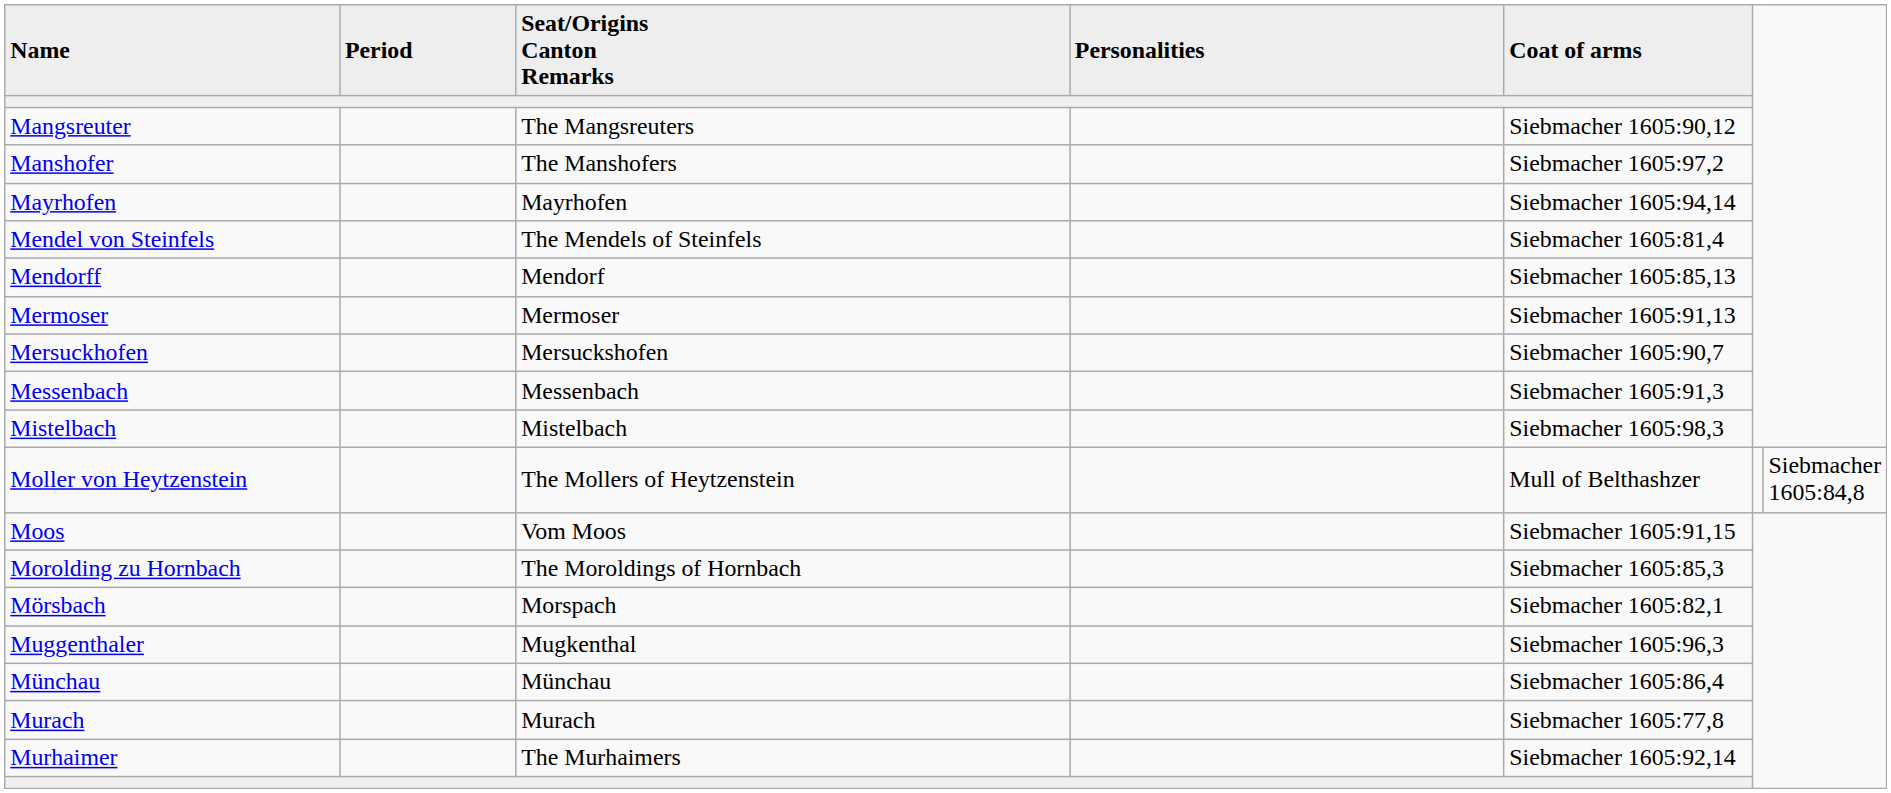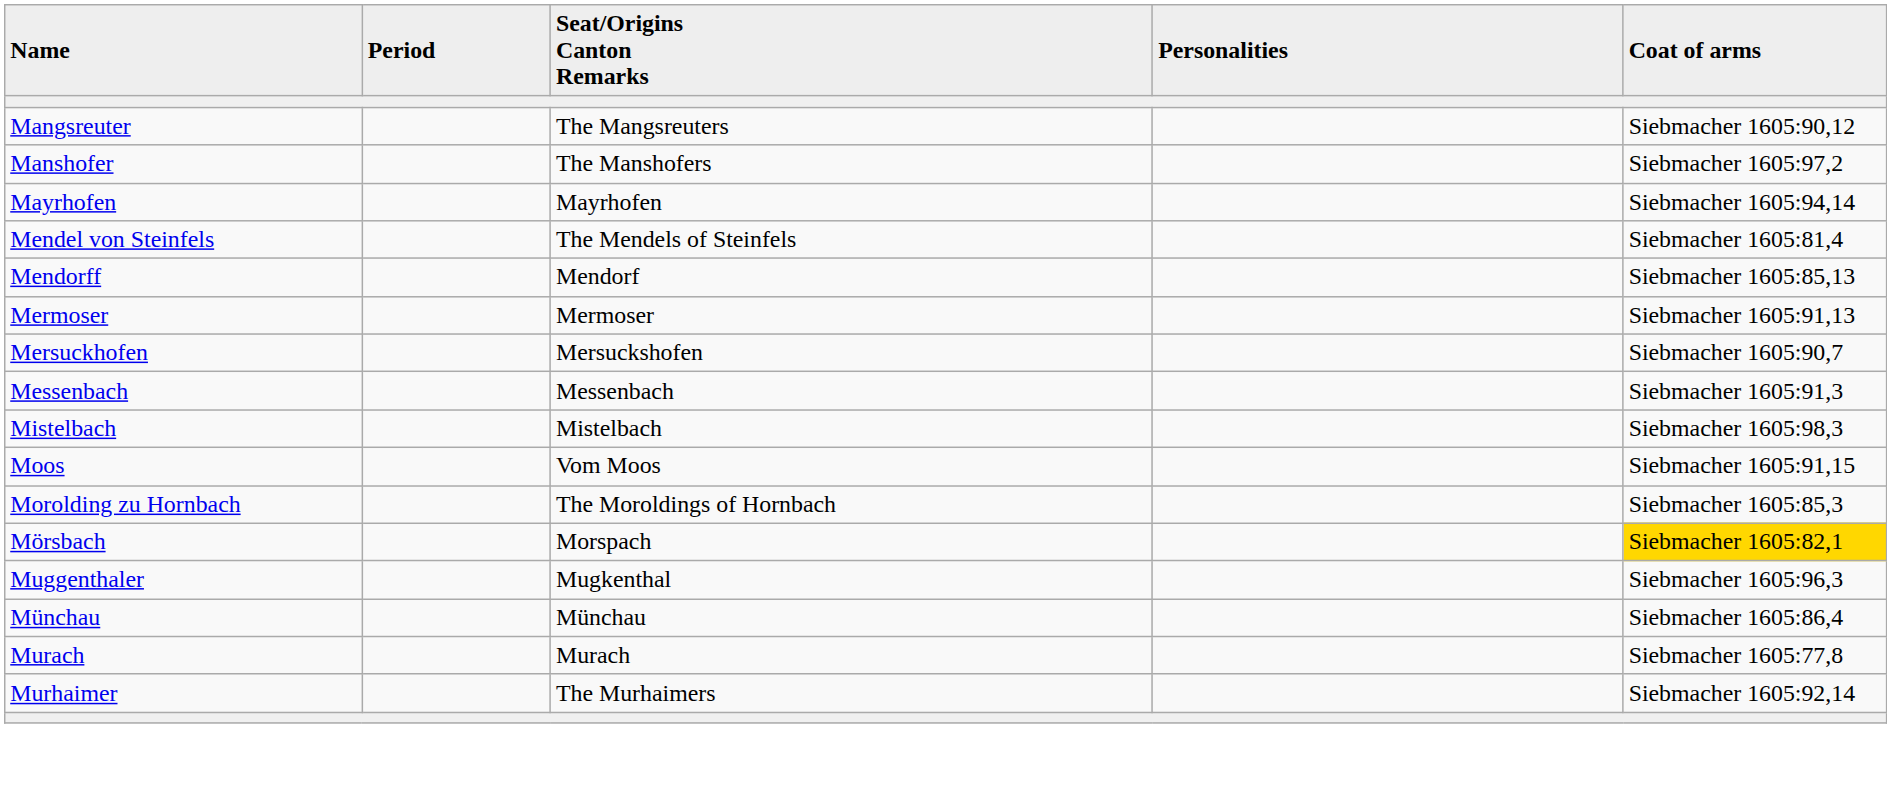- row: (129, 479)
(1617, 606) no background -> (1736, 541) gold background
